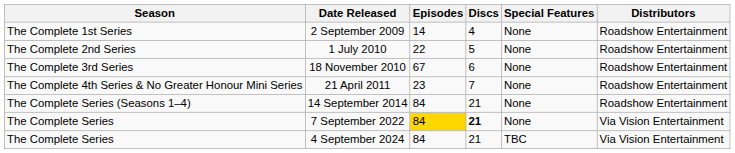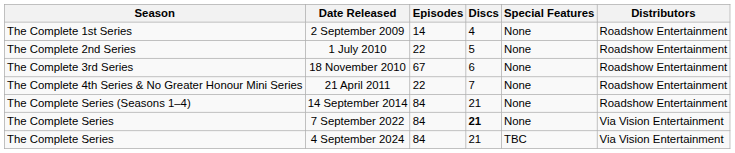(419, 85) 23 -> (419, 85) 22
(419, 121) gold background -> (419, 121) no background
